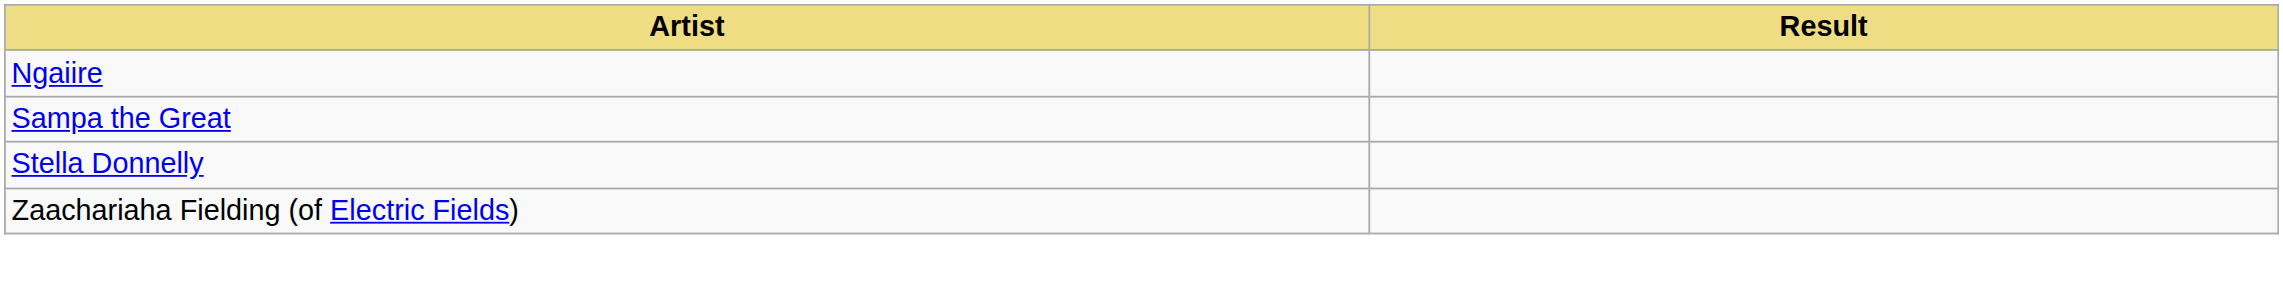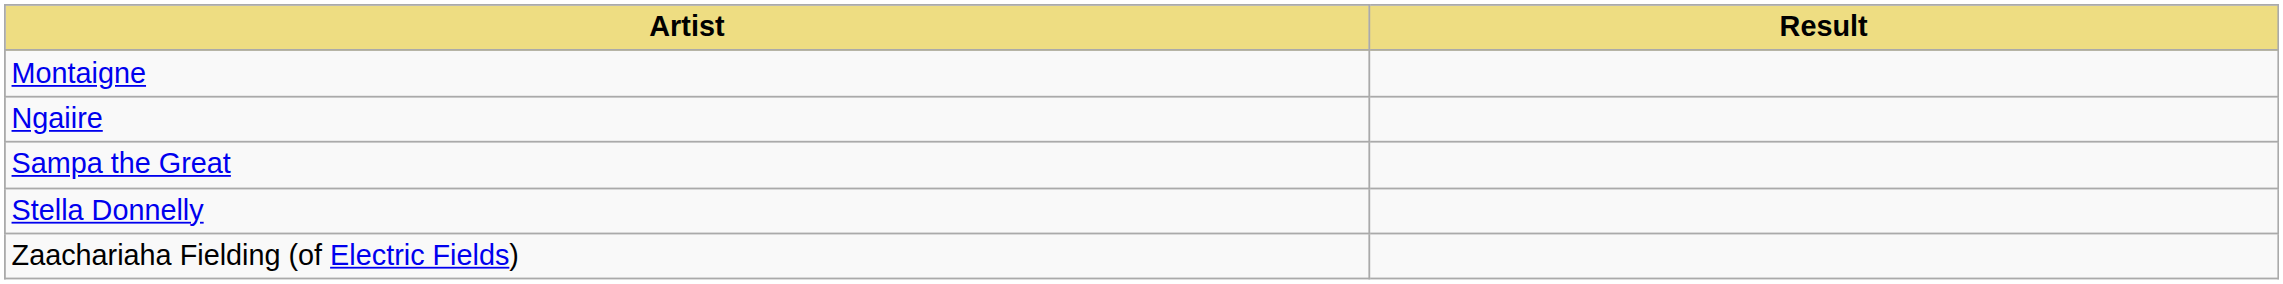+ row: (79, 73)
